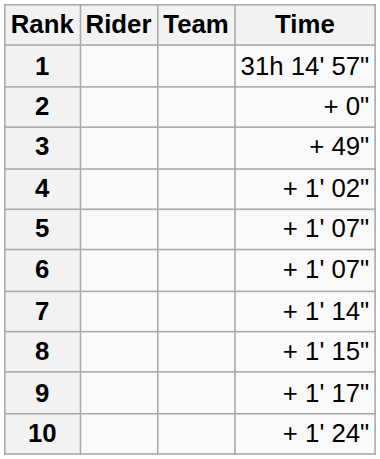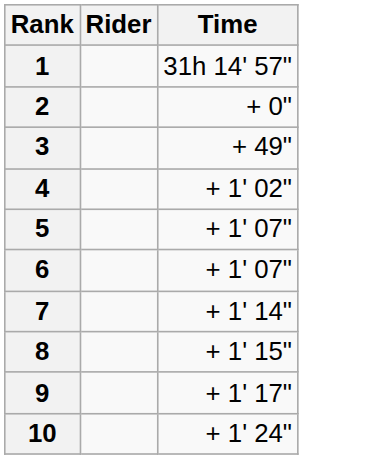- column: (196, 24)
